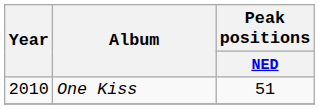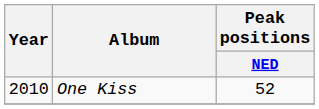(265, 90) 51 -> (265, 90) 52
